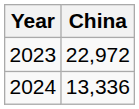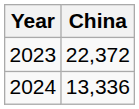(98, 54) 22,972 -> (98, 54) 22,372
